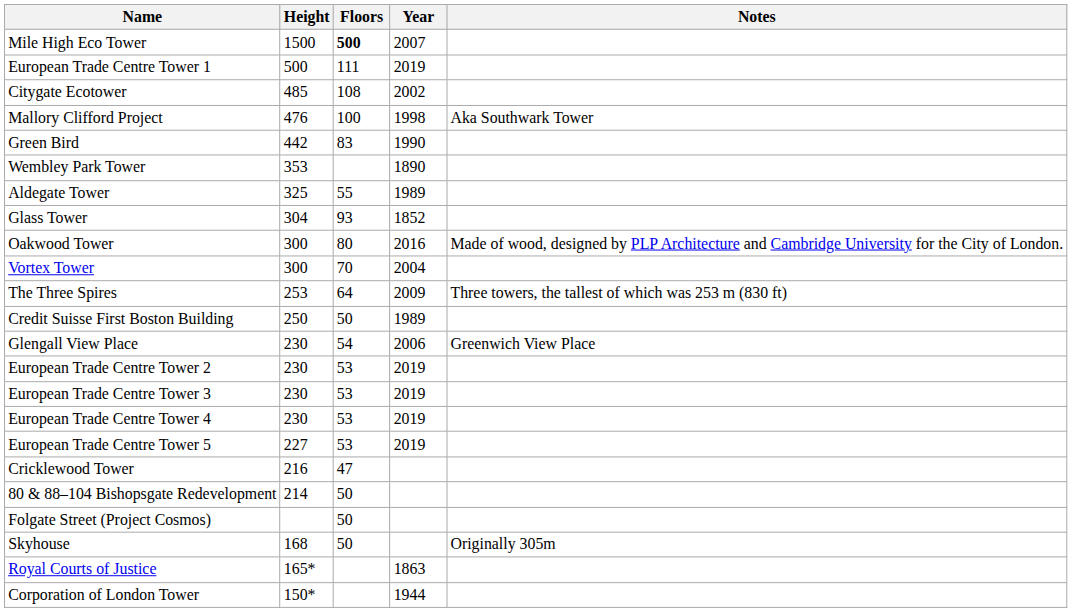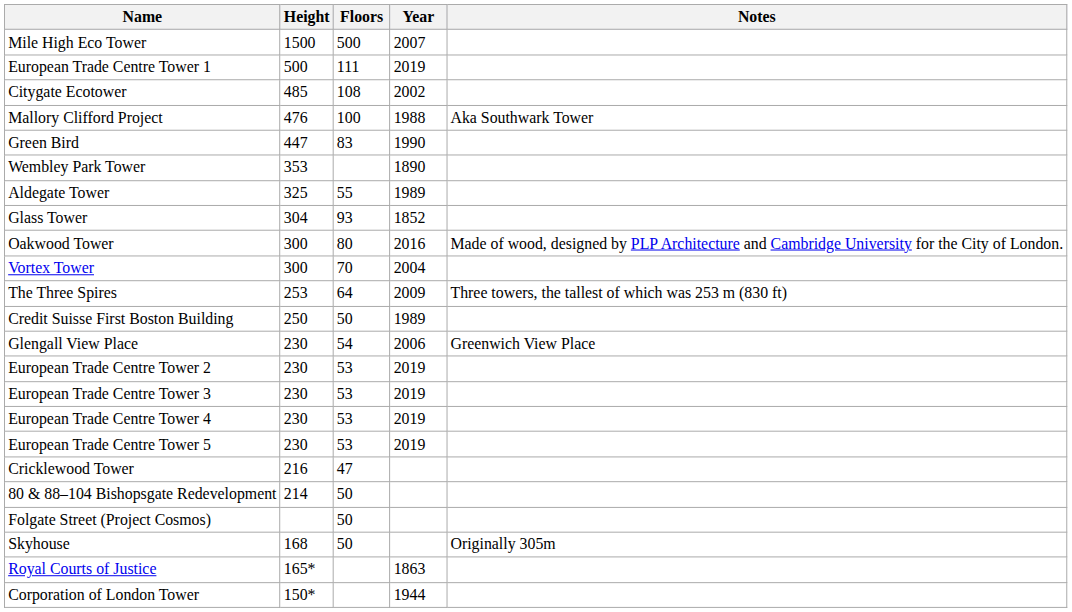(349, 42) bold -> (349, 42) normal
(410, 117) 1998 -> (410, 117) 1988
(296, 142) 442 -> (296, 142) 447
(296, 444) 227 -> (296, 444) 230
